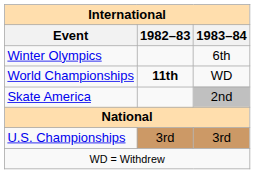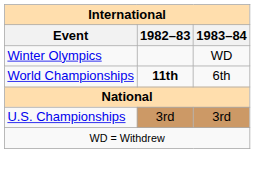(222, 55) 6th -> (222, 55) WD
(222, 76) WD -> (222, 76) 6th
- row: (49, 96)
